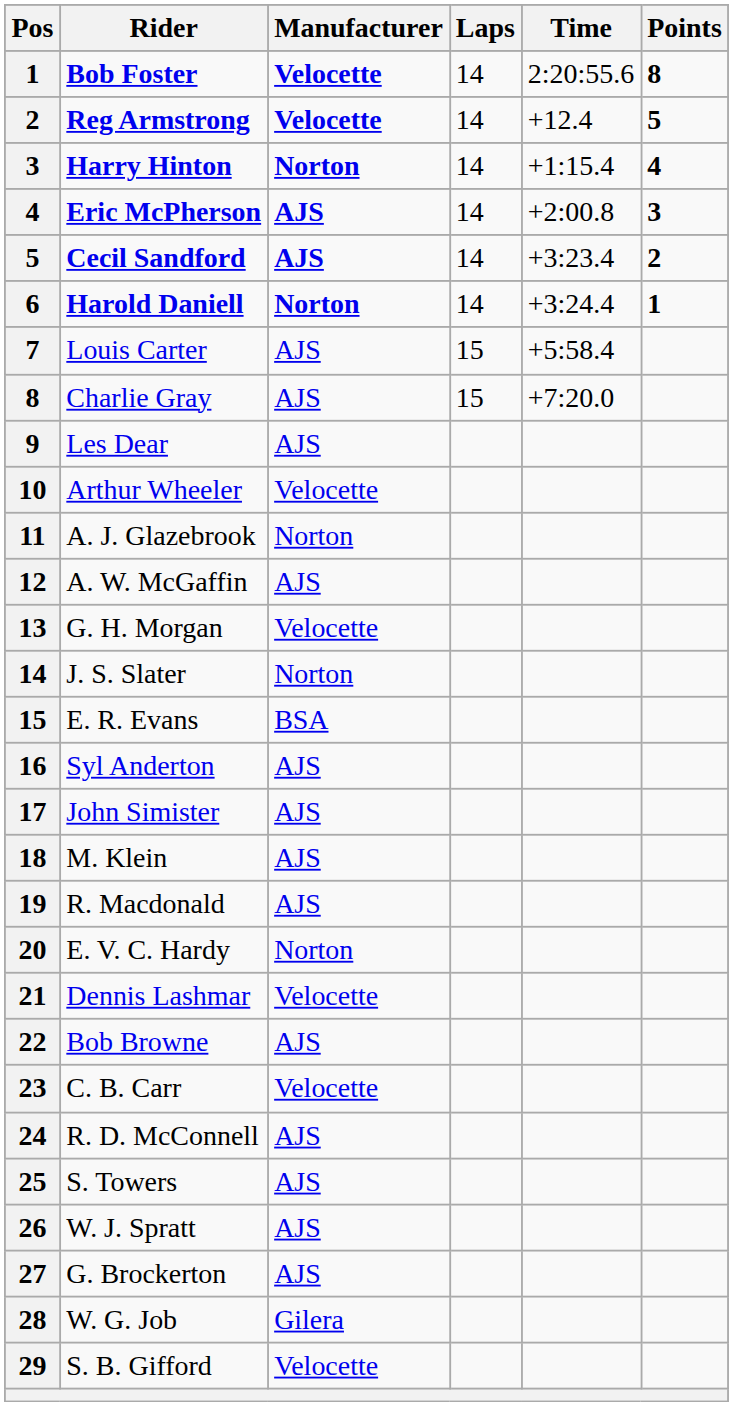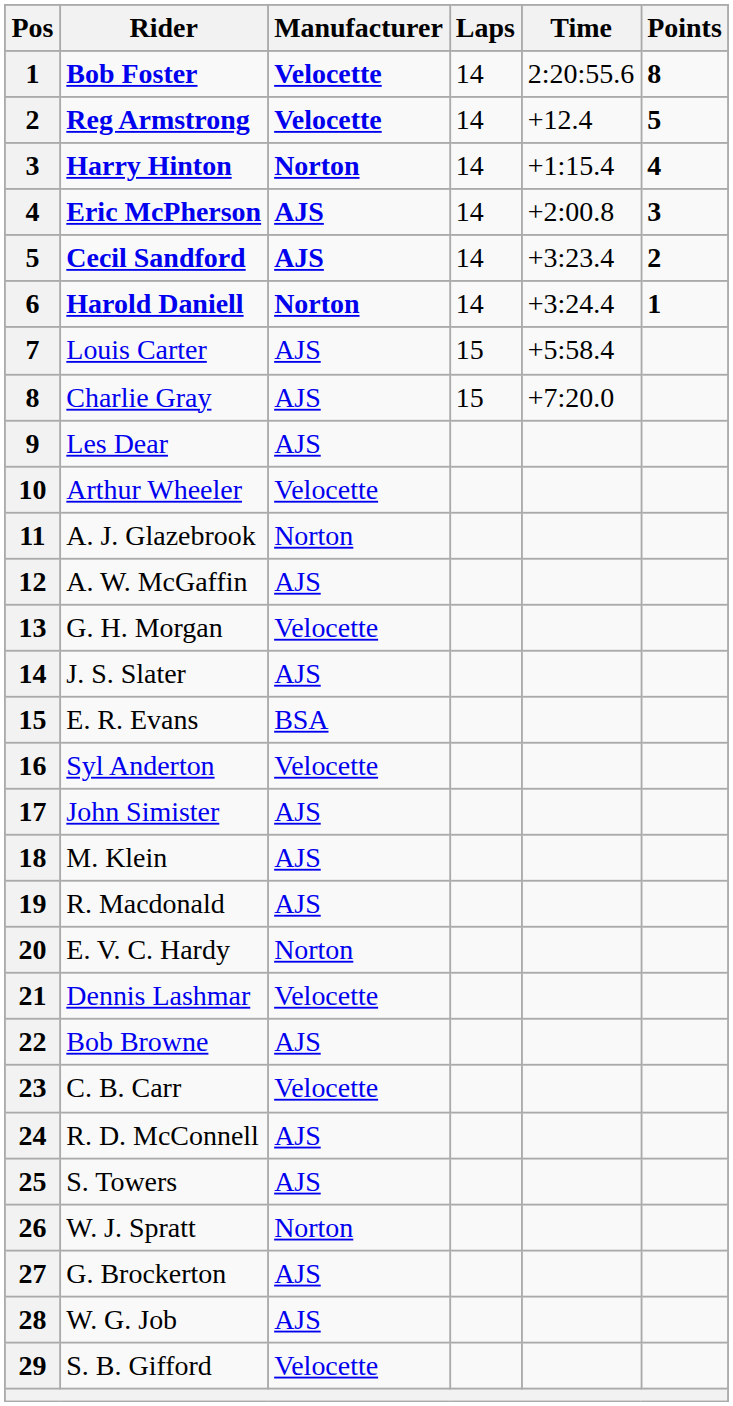(314, 673) Norton -> (297, 673) AJS
(297, 765) AJS -> (326, 765) Velocette
(297, 1226) AJS -> (314, 1226) Norton
(309, 1318) Gilera -> (297, 1318) AJS
